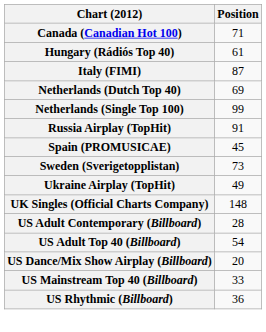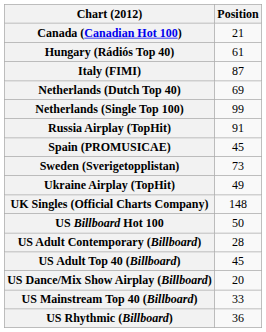(238, 33) 71 -> (238, 33) 21
+ row: (109, 223)
(238, 242) 54 -> (238, 261) 45
